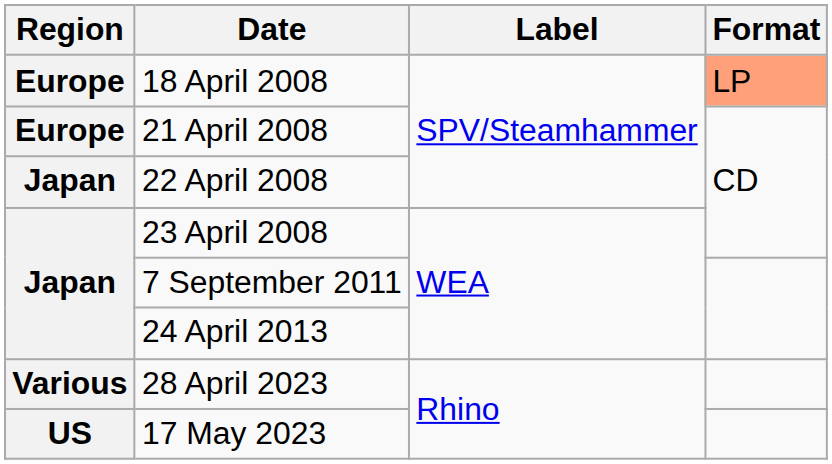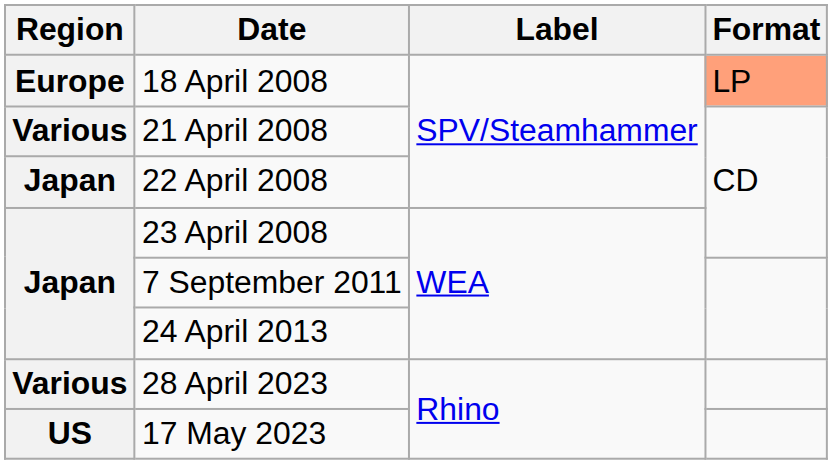(70, 130) Europe -> (70, 130) Various
